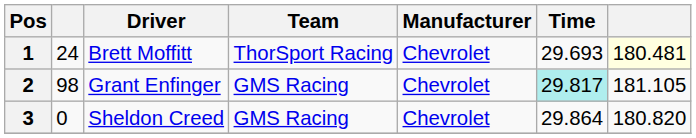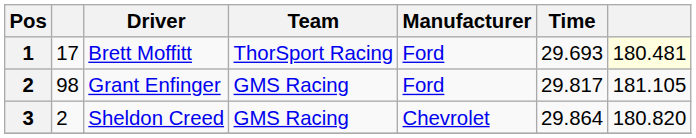(68, 53) 24 -> (68, 53) 17
(446, 53) Chevrolet -> (423, 53) Ford
(446, 85) Chevrolet -> (423, 85) Ford
(572, 85) paleturquoise background -> (572, 85) no background
(62, 118) 0 -> (62, 118) 2
